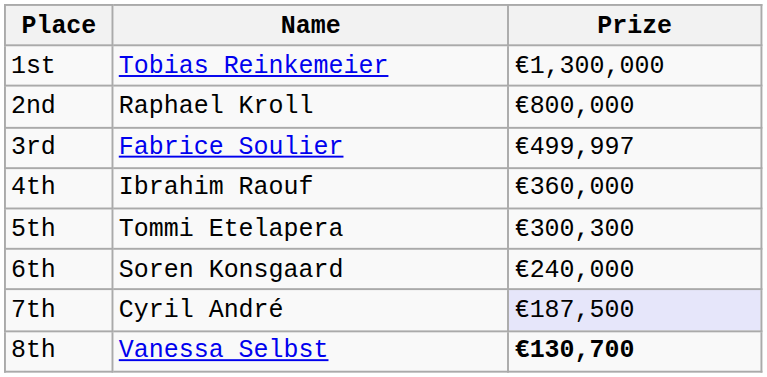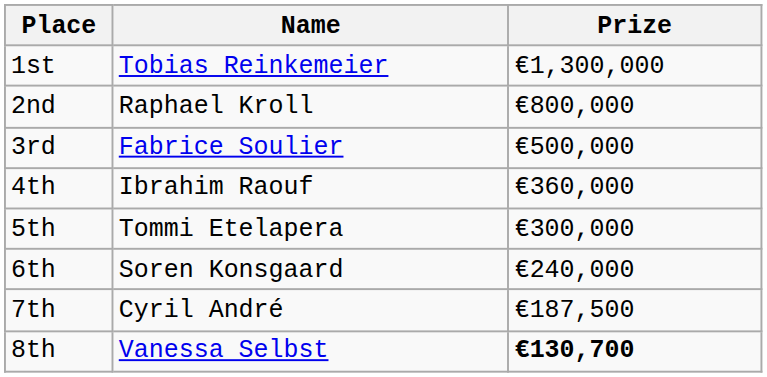(575, 147) €499,997 -> (575, 147) €500,000
(575, 229) €300,300 -> (575, 229) €300,000
(575, 310) lavender background -> (575, 310) no background
